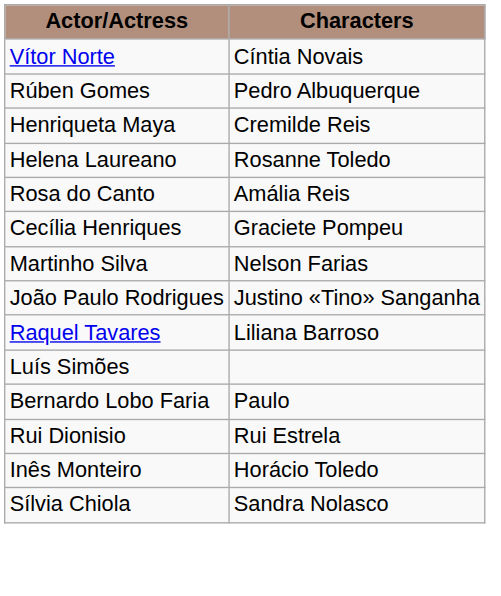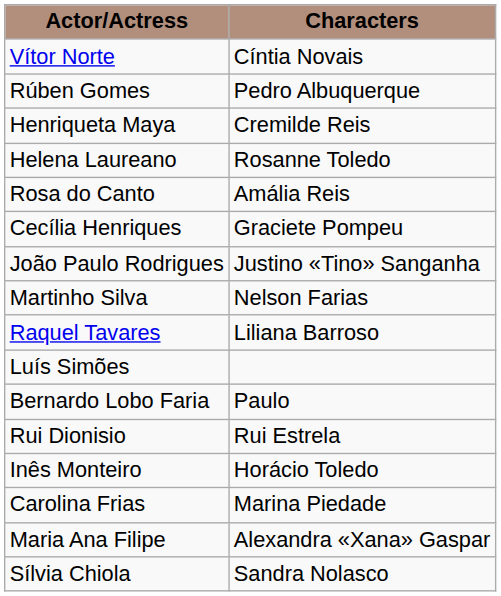rows swapped: (117, 297) <-> (79, 263)
+ row: (77, 504)
+ row: (88, 539)
